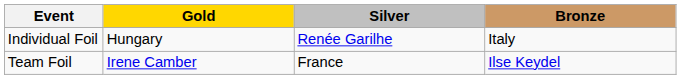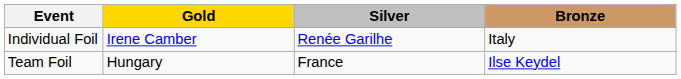(134, 39) Hungary -> (152, 39) Irene Camber
(152, 62) Irene Camber -> (134, 62) Hungary
